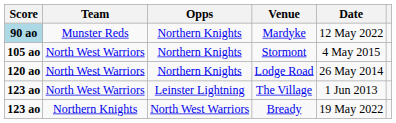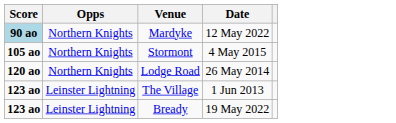- column: (95, 14)
(200, 109) North West Warriors -> (90, 109) Leinster Lightning
